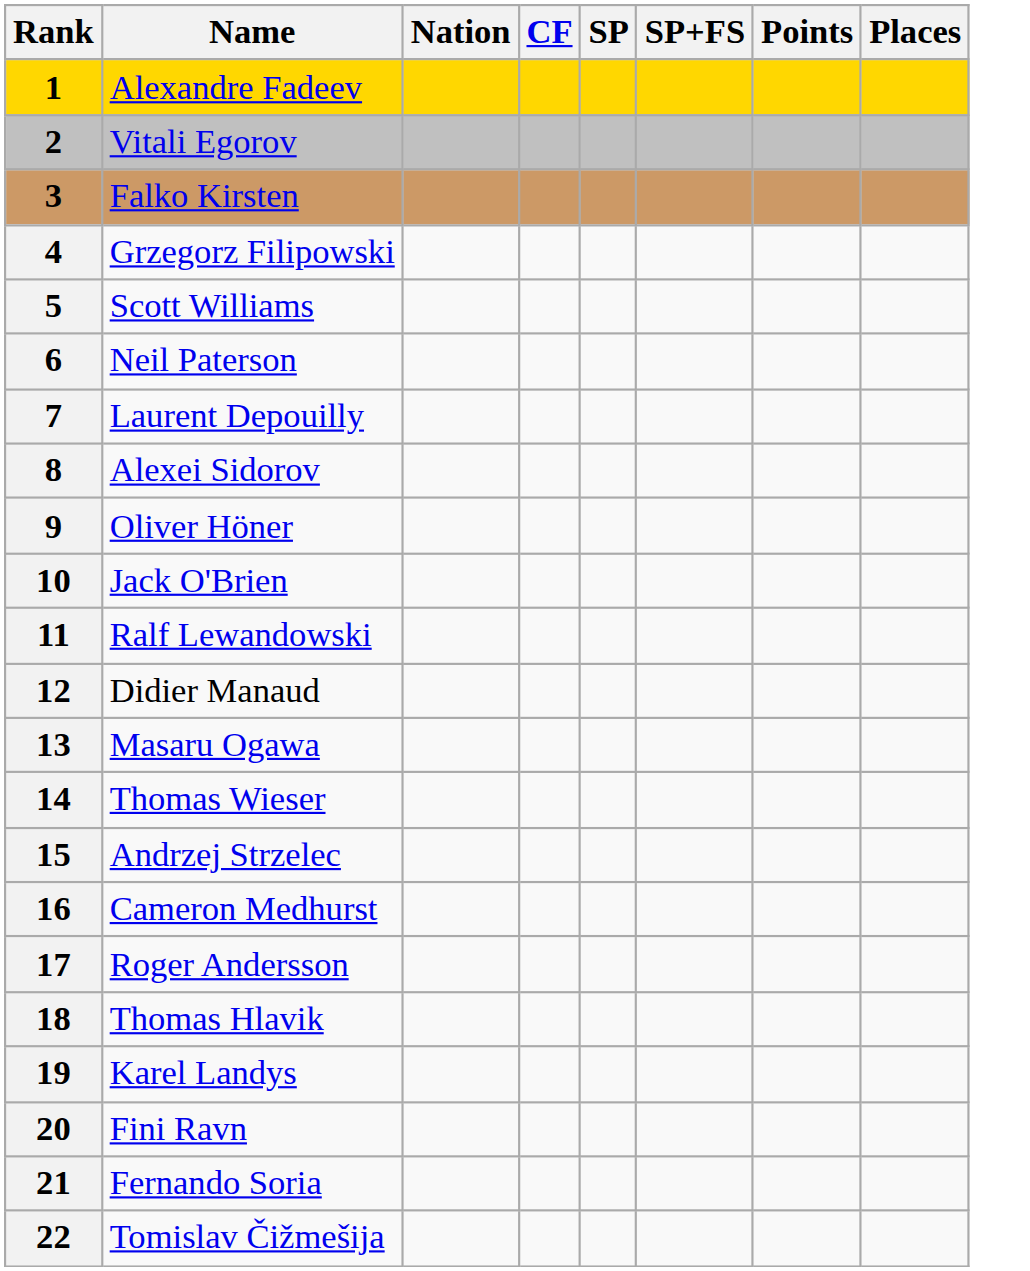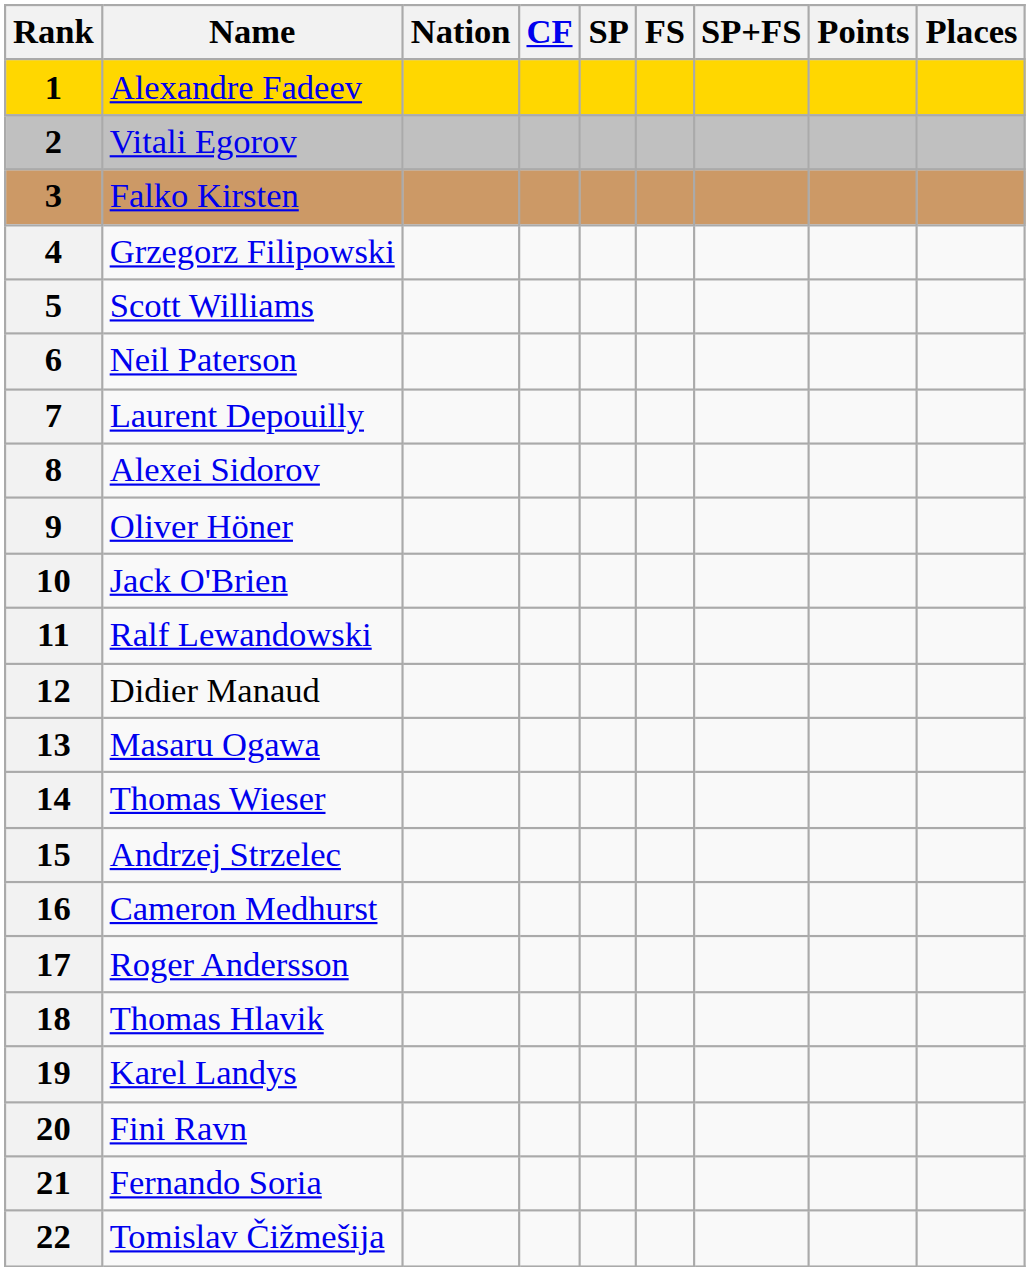+ column: (665, 31)
